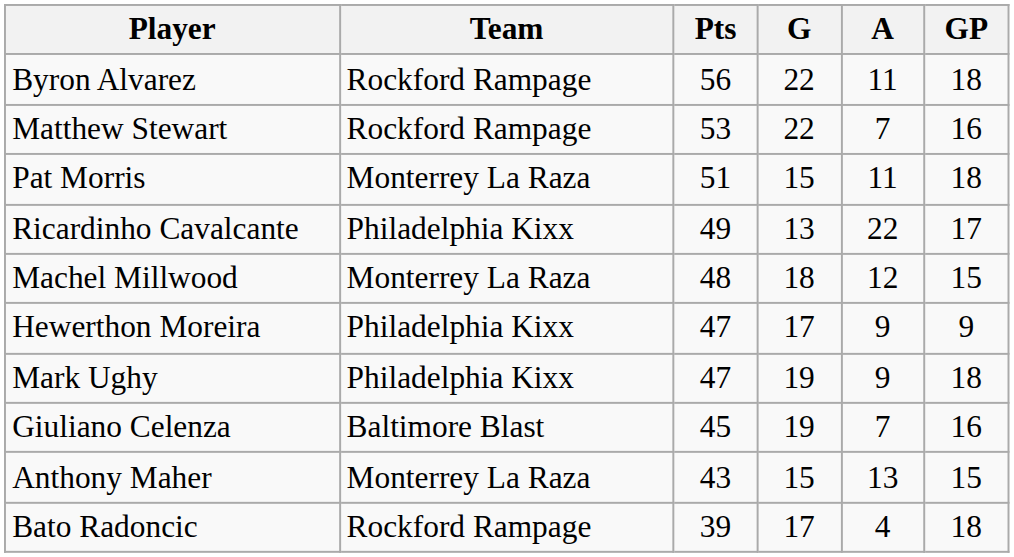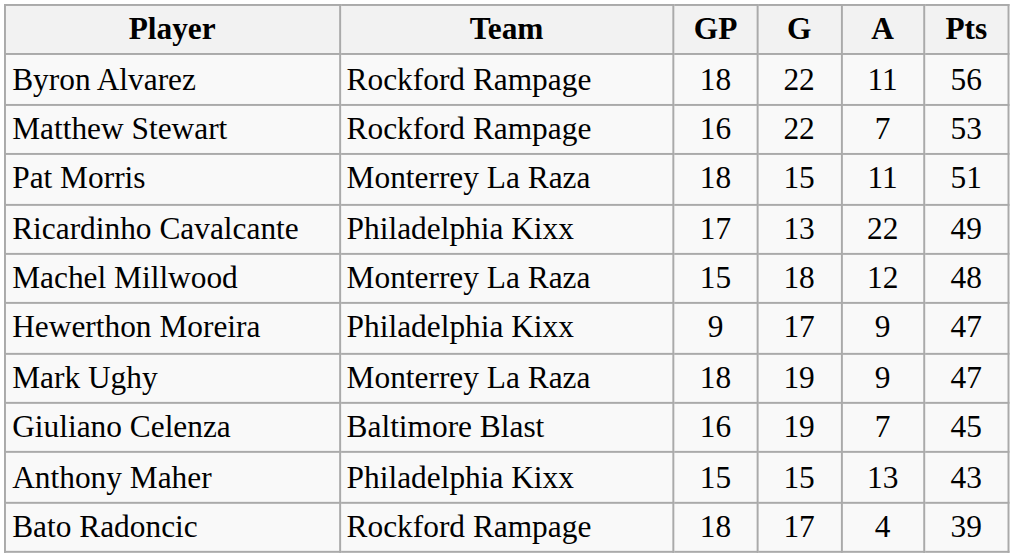columns swapped: (966, 29) <-> (716, 29)
(460, 377) Philadelphia Kixx -> (469, 377) Monterrey La Raza
(469, 476) Monterrey La Raza -> (460, 476) Philadelphia Kixx
